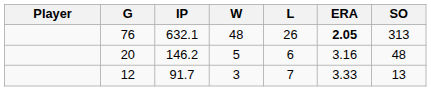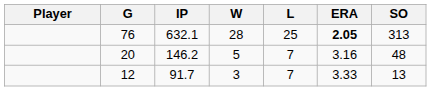(236, 34) 48 -> (236, 34) 28
(290, 34) 26 -> (290, 34) 25
(290, 55) 6 -> (290, 55) 7
